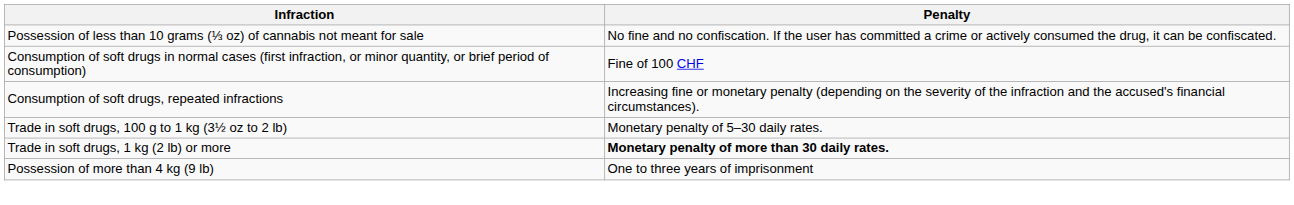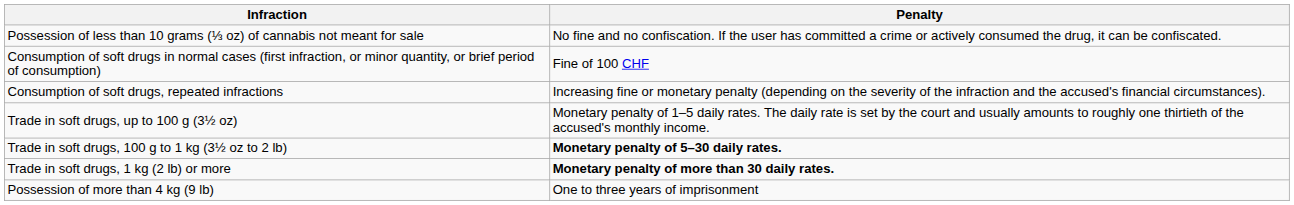+ row: (122, 120)
(715, 127) normal -> (667, 148) bold
